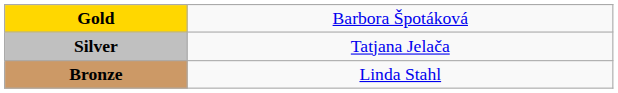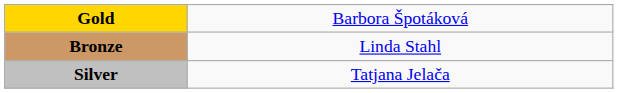rows swapped: (96, 46) <-> (96, 74)
